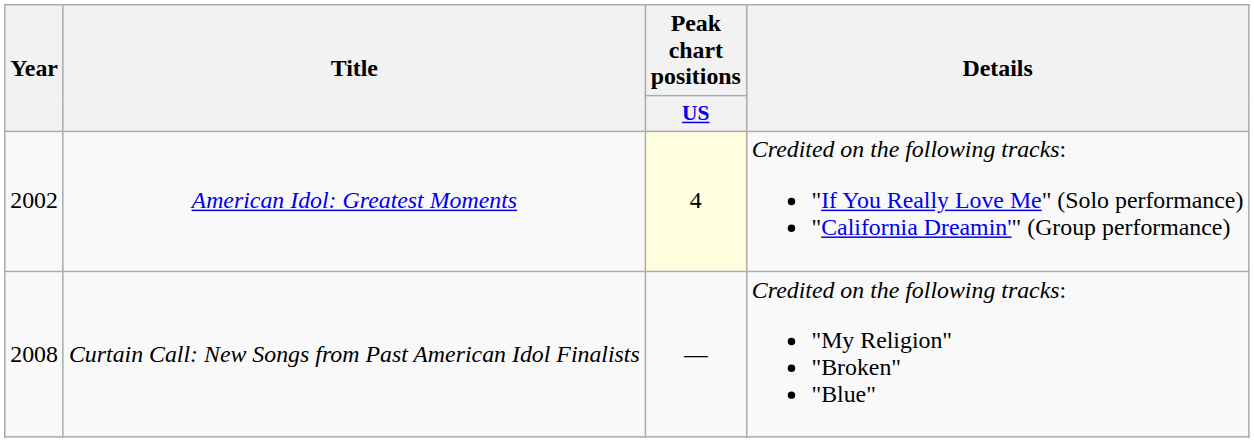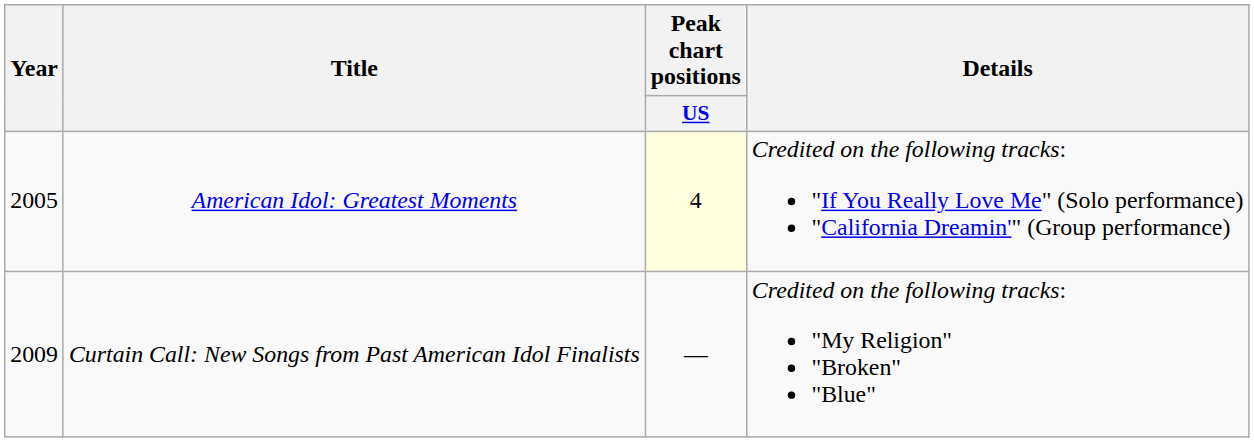(34, 200) 2002 -> (34, 200) 2005
(34, 353) 2008 -> (34, 353) 2009
